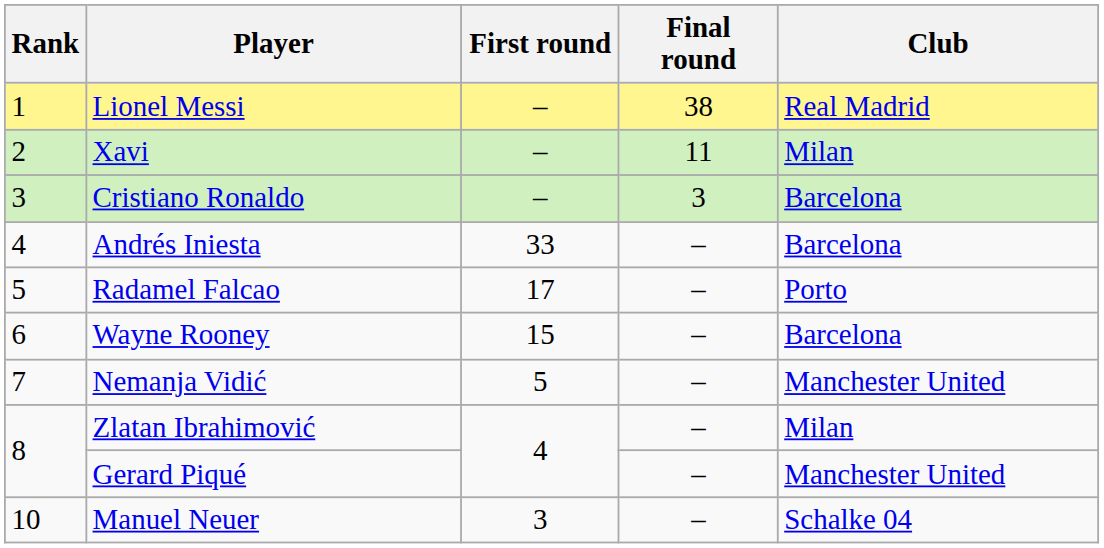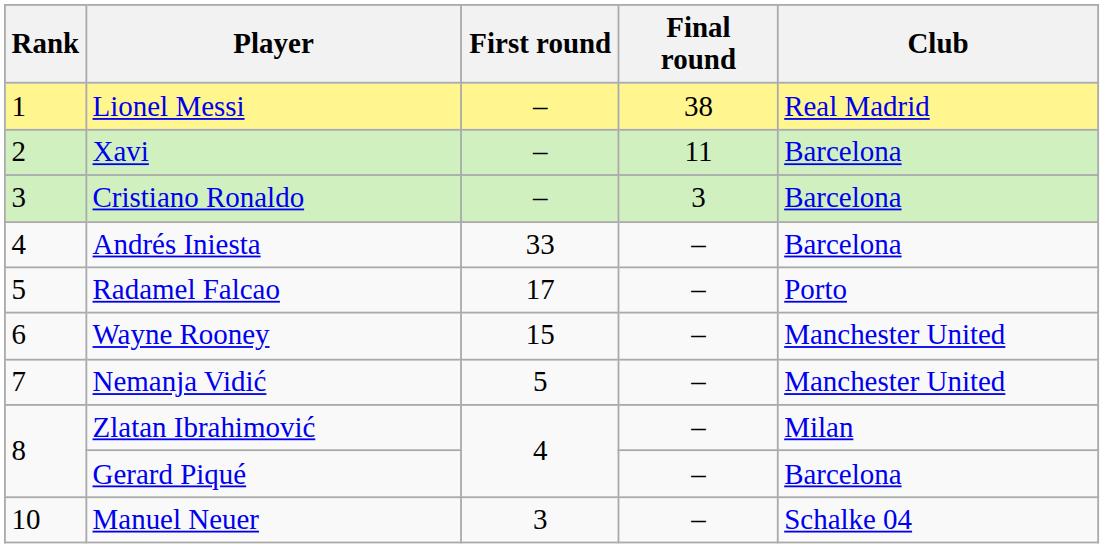(819, 151) Milan -> (843, 151) Barcelona
(843, 335) Barcelona -> (895, 335) Manchester United
(895, 473) Manchester United -> (843, 473) Barcelona
